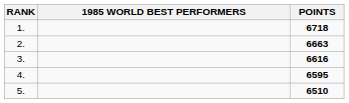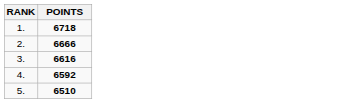- column: (164, 12)
(317, 43) 6663 -> (65, 43) 6666
(317, 75) 6595 -> (65, 75) 6592
